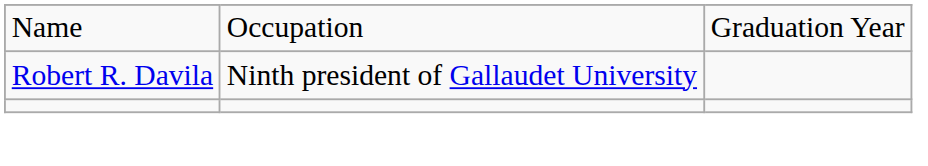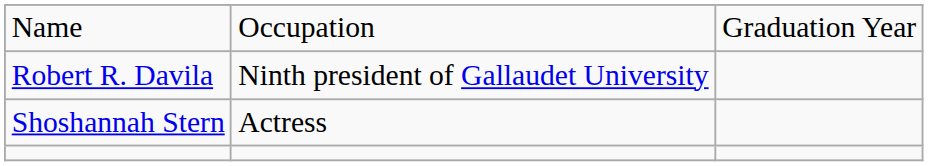+ row: (118, 121)
